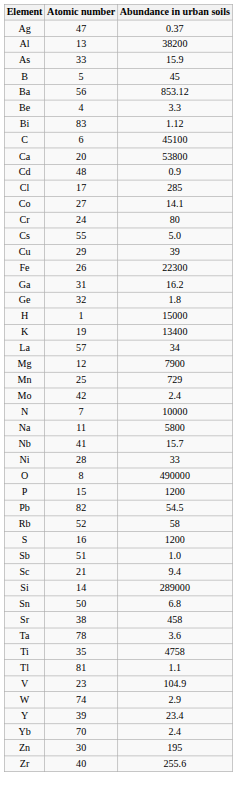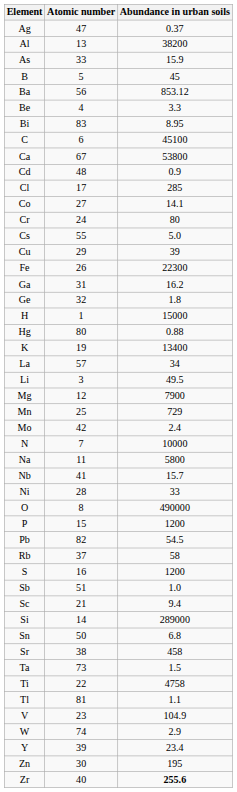(175, 124) 1.12 -> (175, 124) 8.95
(81, 156) 20 -> (81, 156) 67
+ row: (25, 332)
+ row: (25, 380)
(81, 524) 52 -> (81, 556) 37
(81, 635) 78 -> (81, 667) 73
(175, 635) 3.6 -> (175, 667) 1.5
(81, 651) 35 -> (81, 683) 22
- row: (25, 731)
(175, 763) normal -> (175, 779) bold
